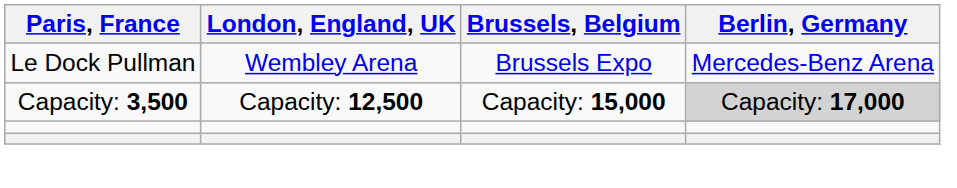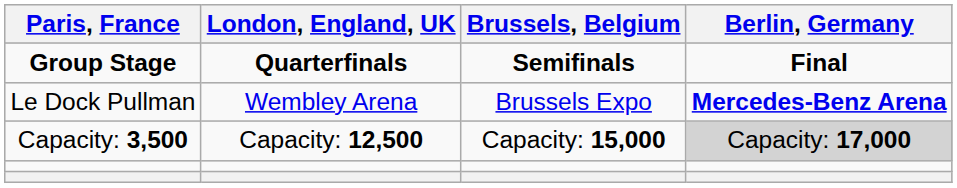+ row: (103, 62)
(813, 62) normal -> (819, 101) bold
